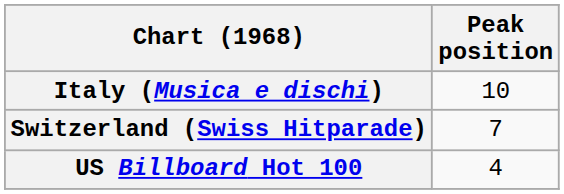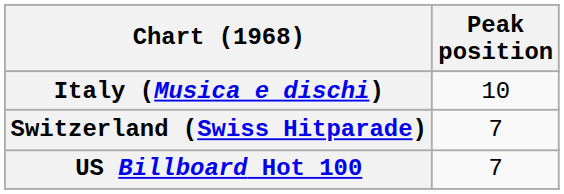(496, 169) 4 -> (496, 169) 7
